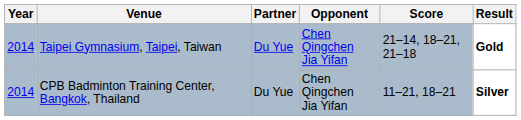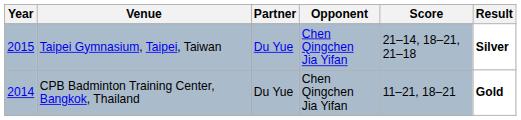(21, 47) 2014 -> (21, 47) 2015
(490, 47) Gold -> (492, 47) Silver
(492, 93) Silver -> (490, 93) Gold
